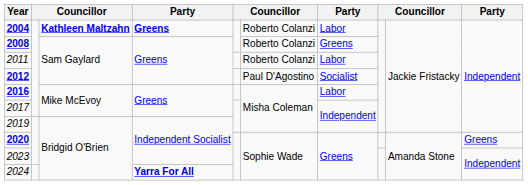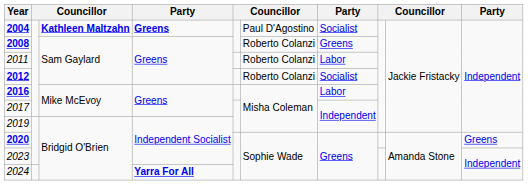(279, 28) Roberto Colanzi -> (278, 28) Paul D'Agostino
(333, 28) Labor -> (338, 28) Socialist
(278, 76) Paul D'Agostino -> (279, 76) Roberto Colanzi
